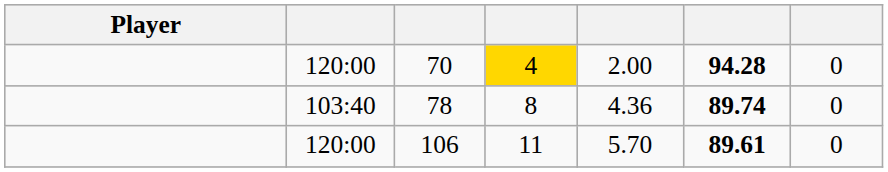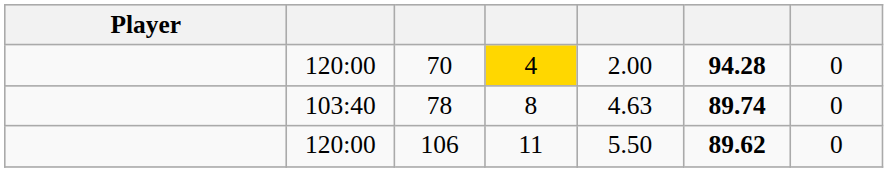(630, 105) 4.36 -> (630, 105) 4.63
(630, 145) 5.70 -> (630, 145) 5.50
(737, 145) 89.61 -> (737, 145) 89.62
